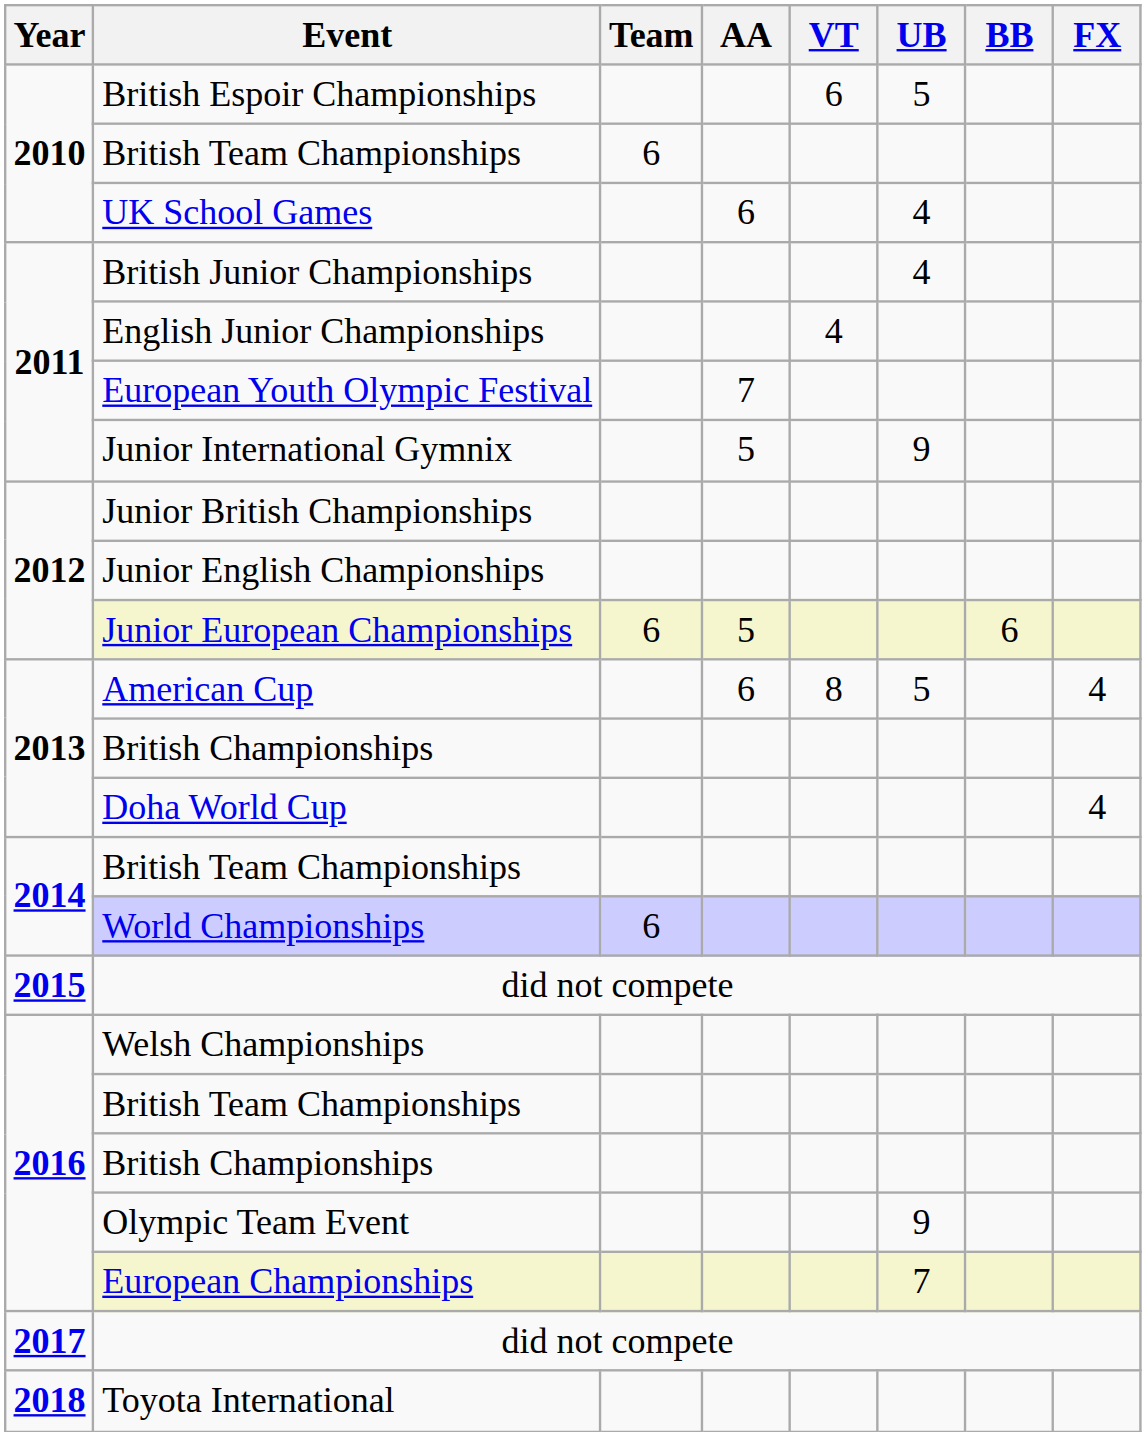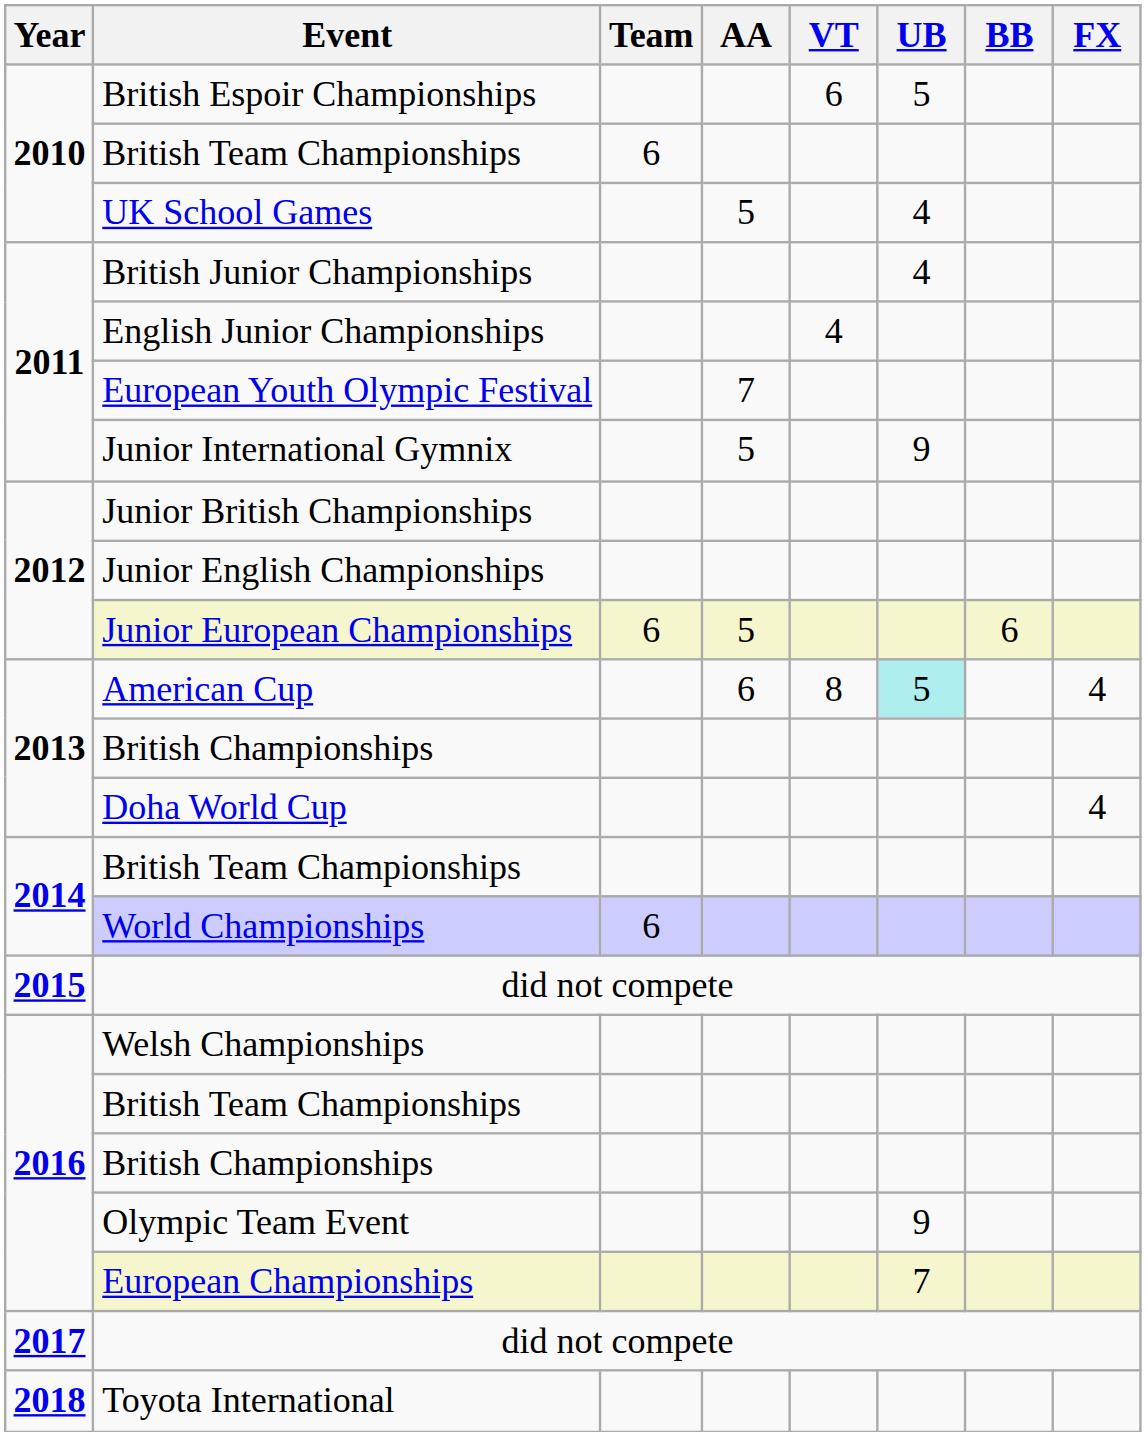(746, 212) 6 -> (746, 212) 5
(922, 687) no background -> (922, 687) paleturquoise background
